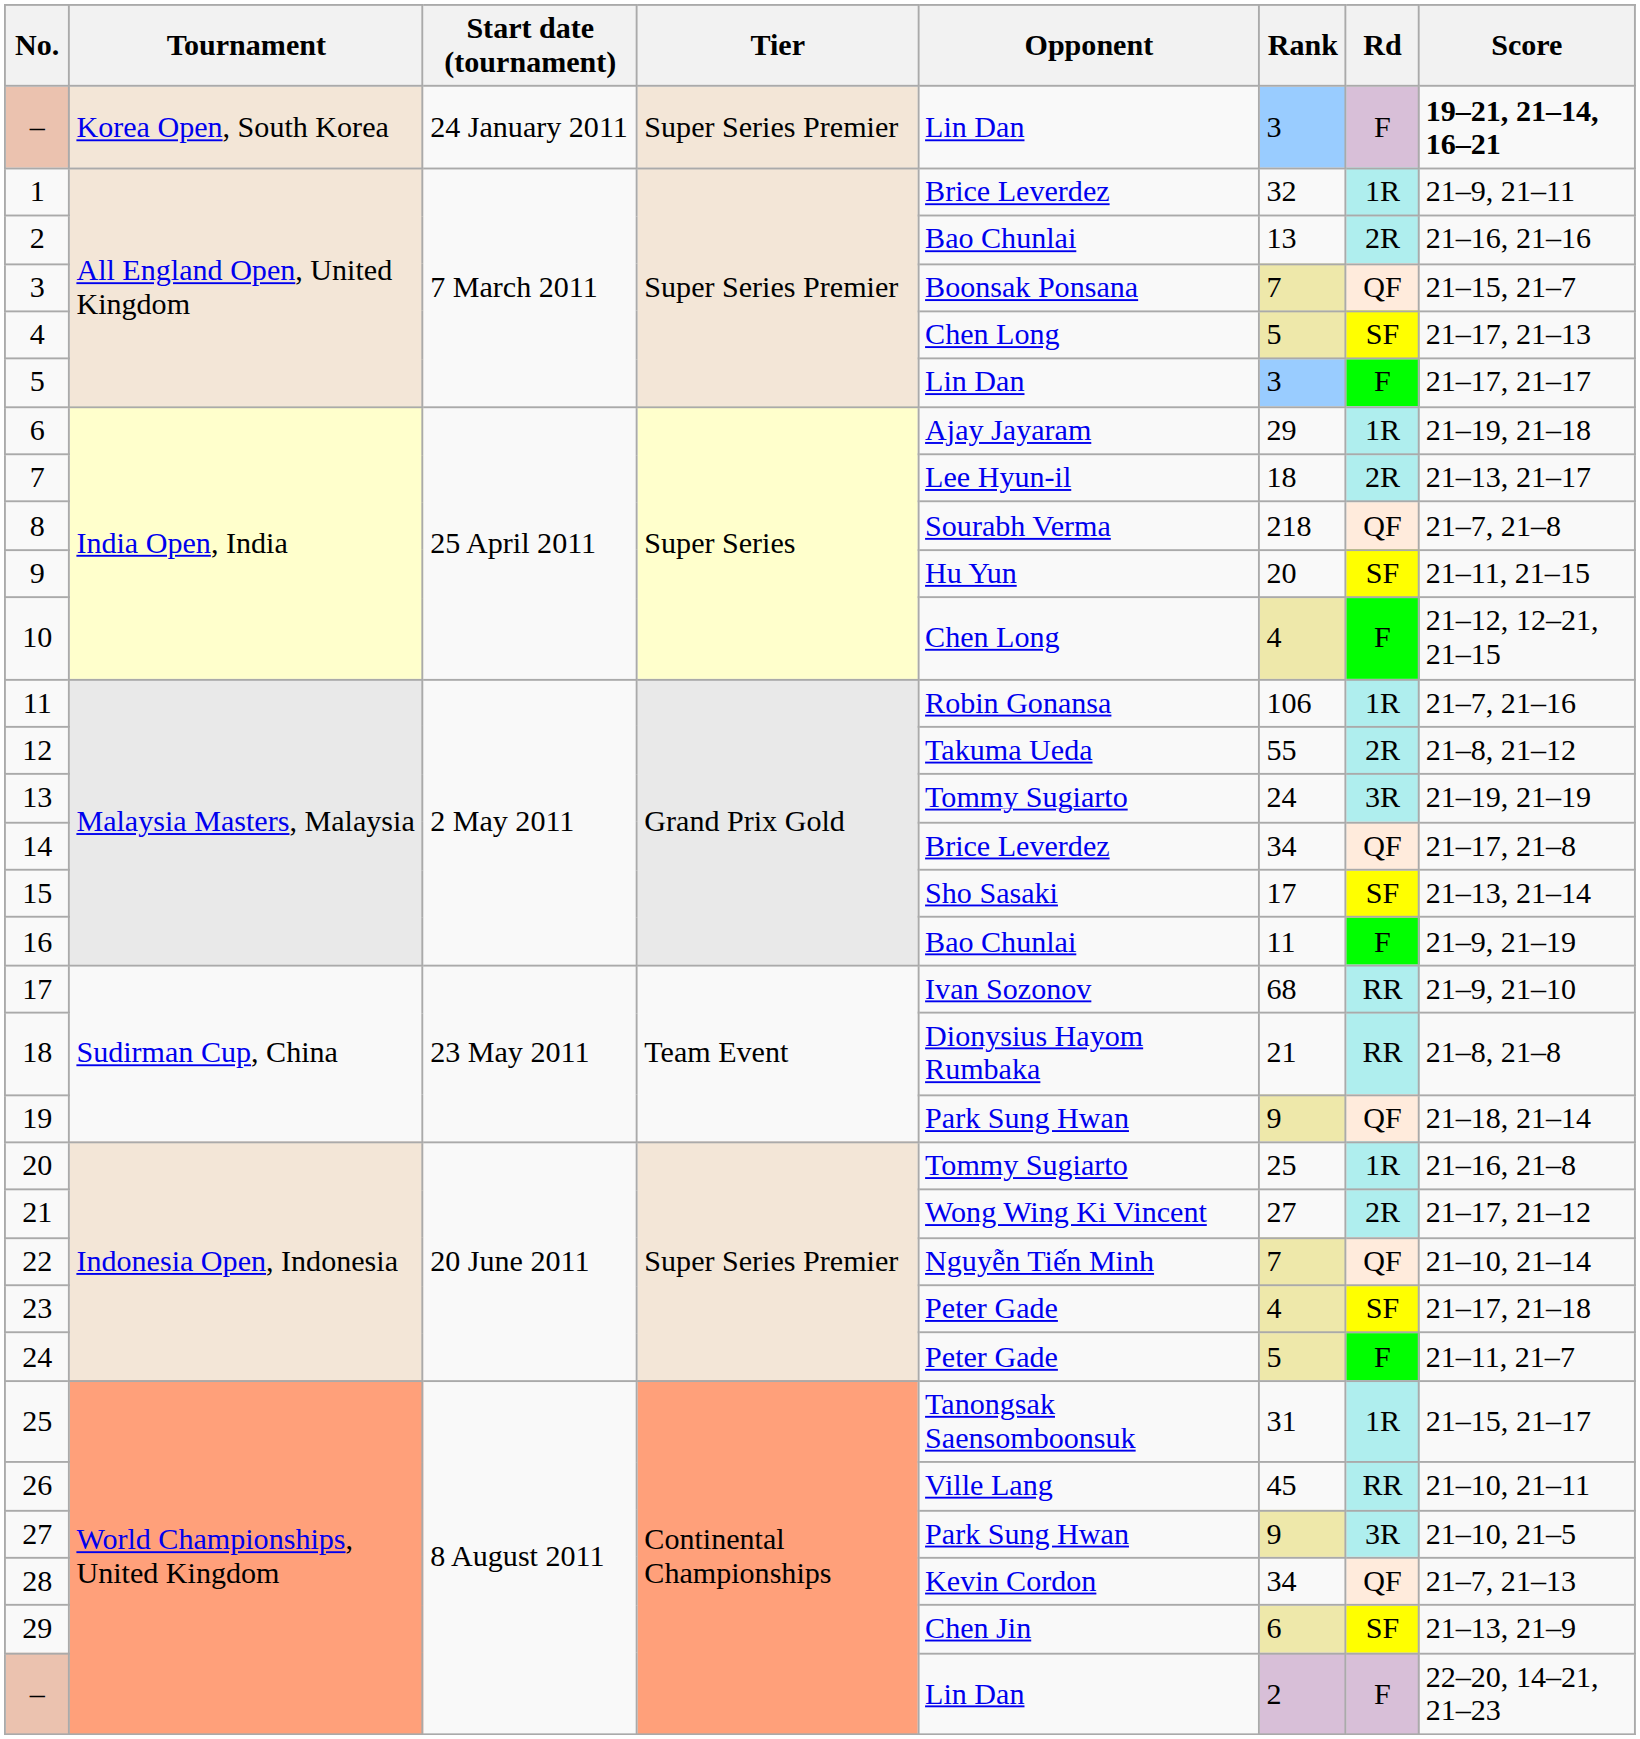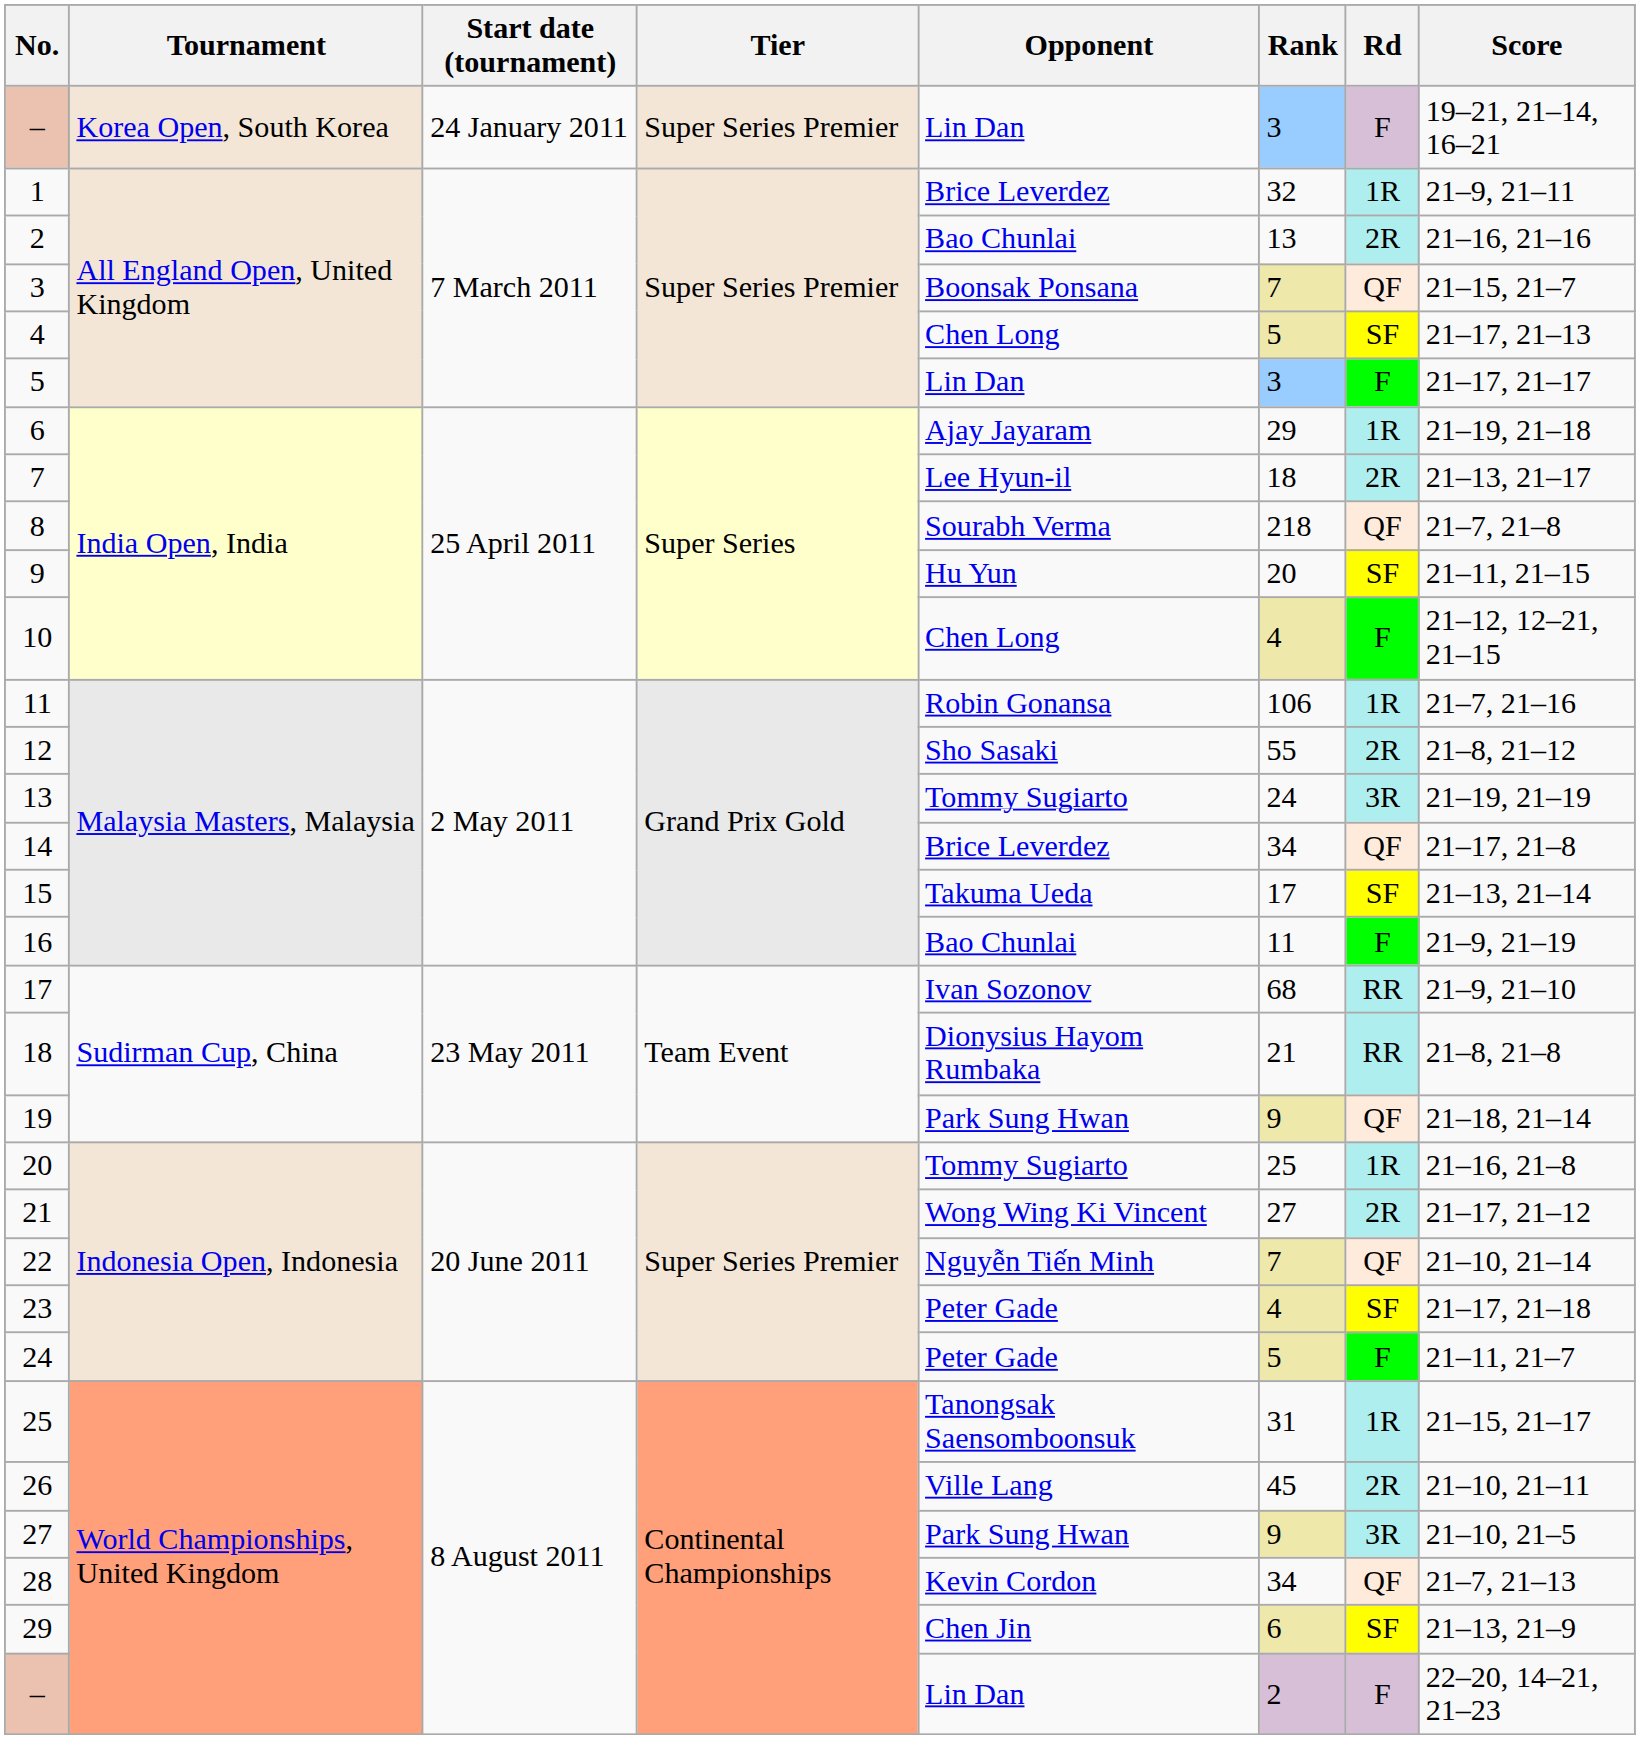(1512, 126) bold -> (1512, 126) normal
(1009, 750) Takuma Ueda -> (992, 750) Sho Sasaki
(992, 893) Sho Sasaki -> (1009, 893) Takuma Ueda
(1382, 1485) RR -> (1382, 1485) 2R
